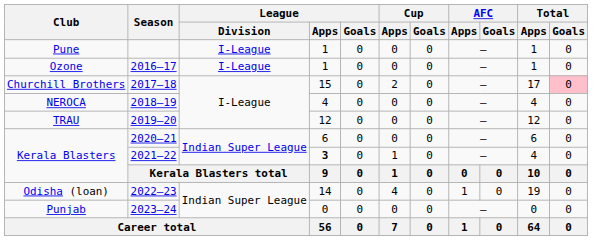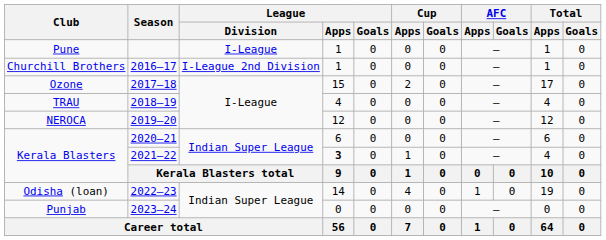(66, 67) Ozone -> (66, 67) Churchill Brothers
(244, 67) I-League -> (251, 67) I-League 2nd Division
(66, 85) Churchill Brothers -> (66, 85) Ozone
(569, 85) pink background -> (582, 85) no background
(66, 102) NEROCA -> (66, 102) TRAU
(66, 120) TRAU -> (66, 120) NEROCA
